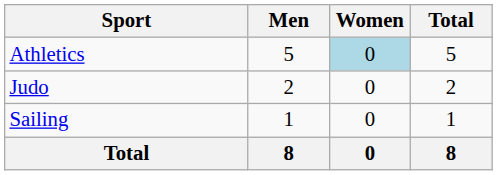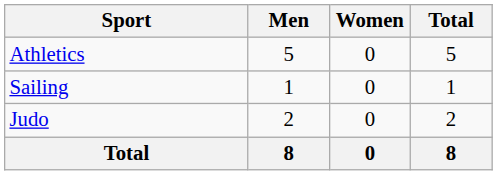(370, 53) lightblue background -> (370, 53) no background
rows swapped: (29, 86) <-> (39, 119)
